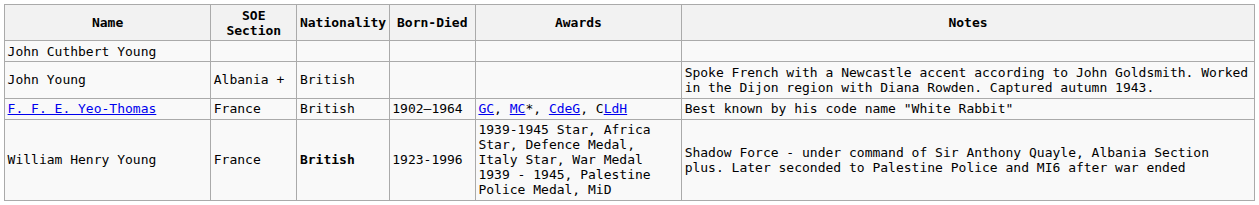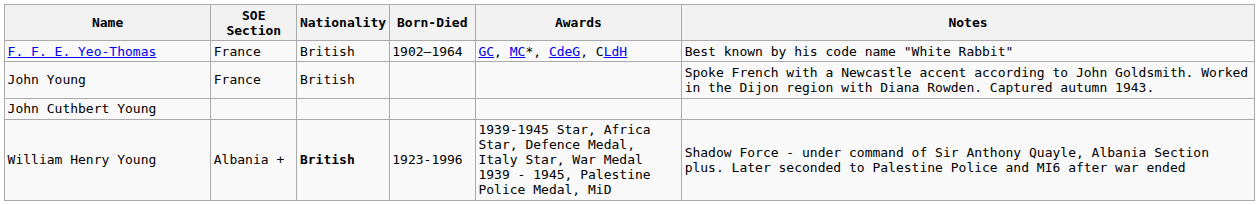rows swapped: (82, 109) <-> (82, 51)
(249, 80) Albania + -> (237, 80) France
(237, 160) France -> (249, 160) Albania +
